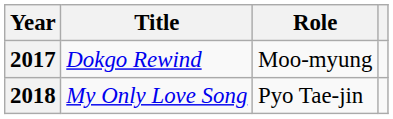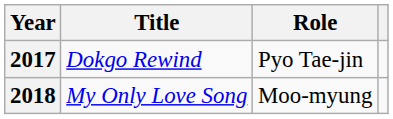(315, 58) Moo-myung -> (311, 58) Pyo Tae-jin
(311, 95) Pyo Tae-jin -> (315, 95) Moo-myung
